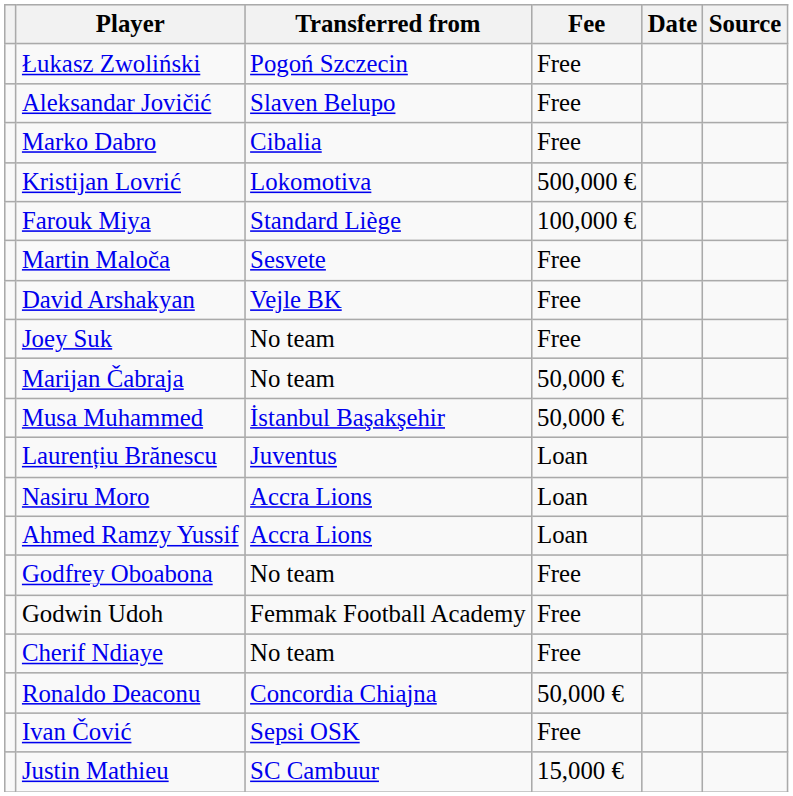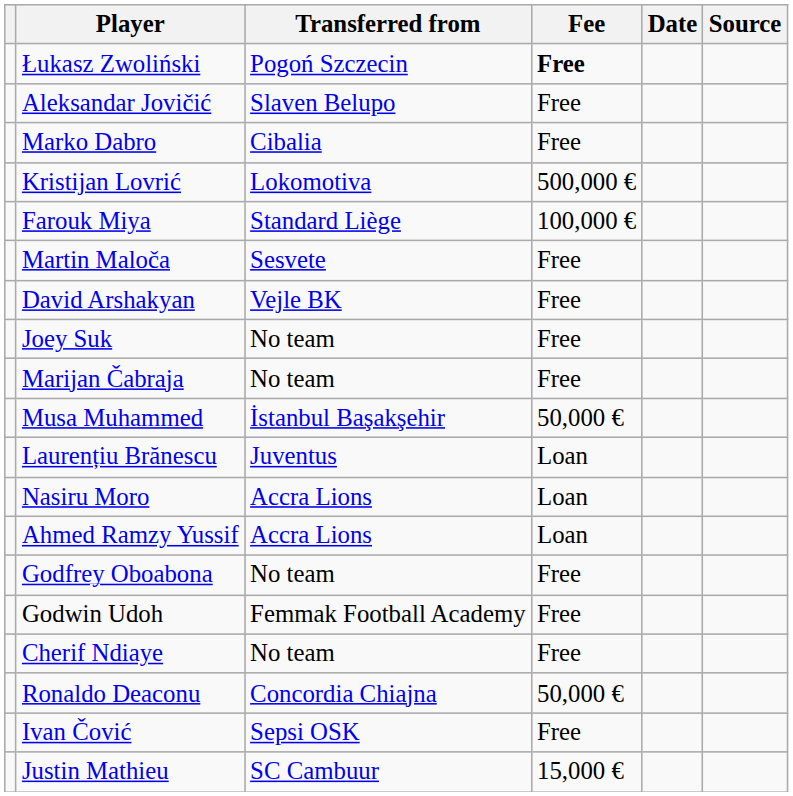(559, 63) normal -> (561, 63) bold
(580, 378) 50,000 € -> (559, 378) Free
